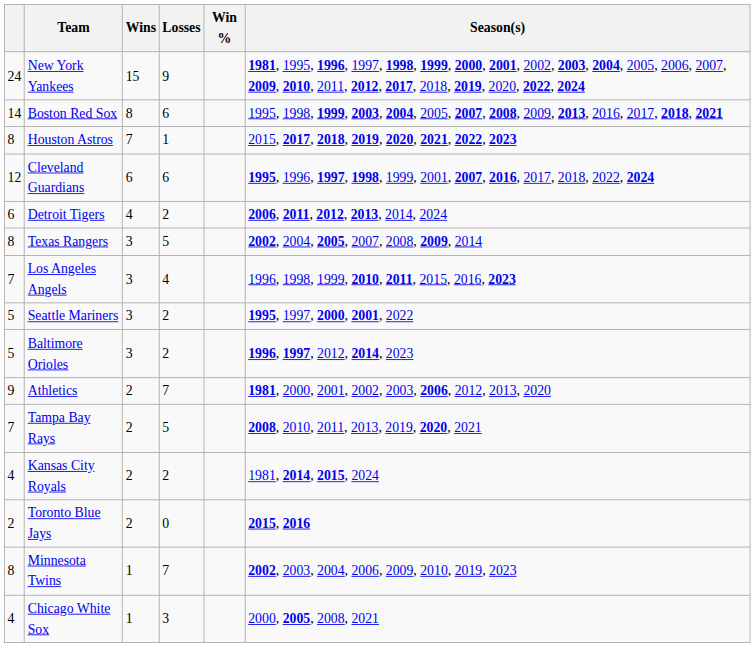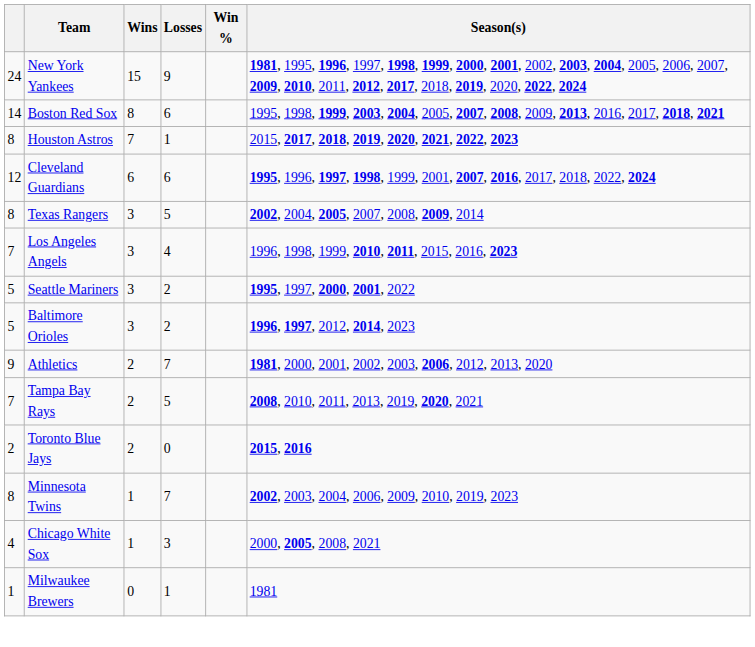- row: (66, 214)
- row: (61, 475)
+ row: (59, 591)
